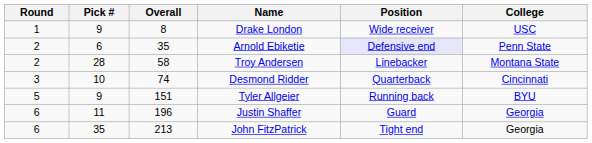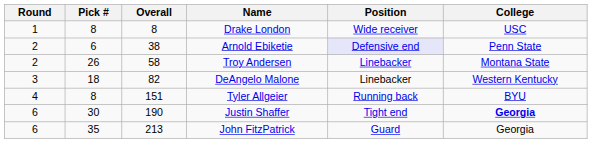(99, 29) 9 -> (94, 29) 8
(163, 46) 35 -> (154, 46) 38
(99, 63) 28 -> (93, 63) 26
- row: (269, 79)
+ row: (257, 79)
(37, 96) 5 -> (35, 96) 4
(99, 96) 9 -> (94, 96) 8
(99, 113) 11 -> (93, 113) 30
(163, 113) 196 -> (154, 113) 190
(401, 113) Guard -> (386, 113) Tight end
(525, 113) normal -> (515, 113) bold
(401, 130) Tight end -> (386, 130) Guard
